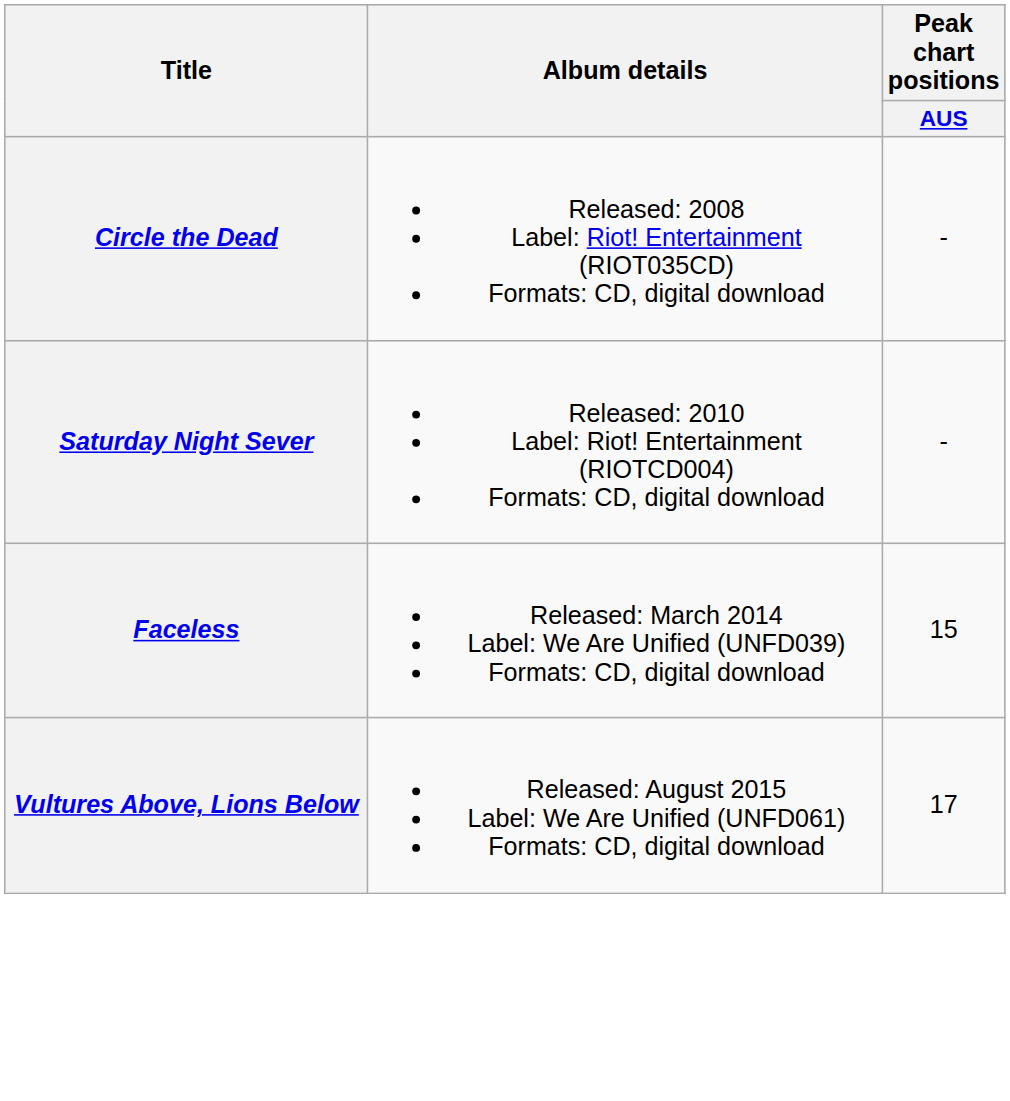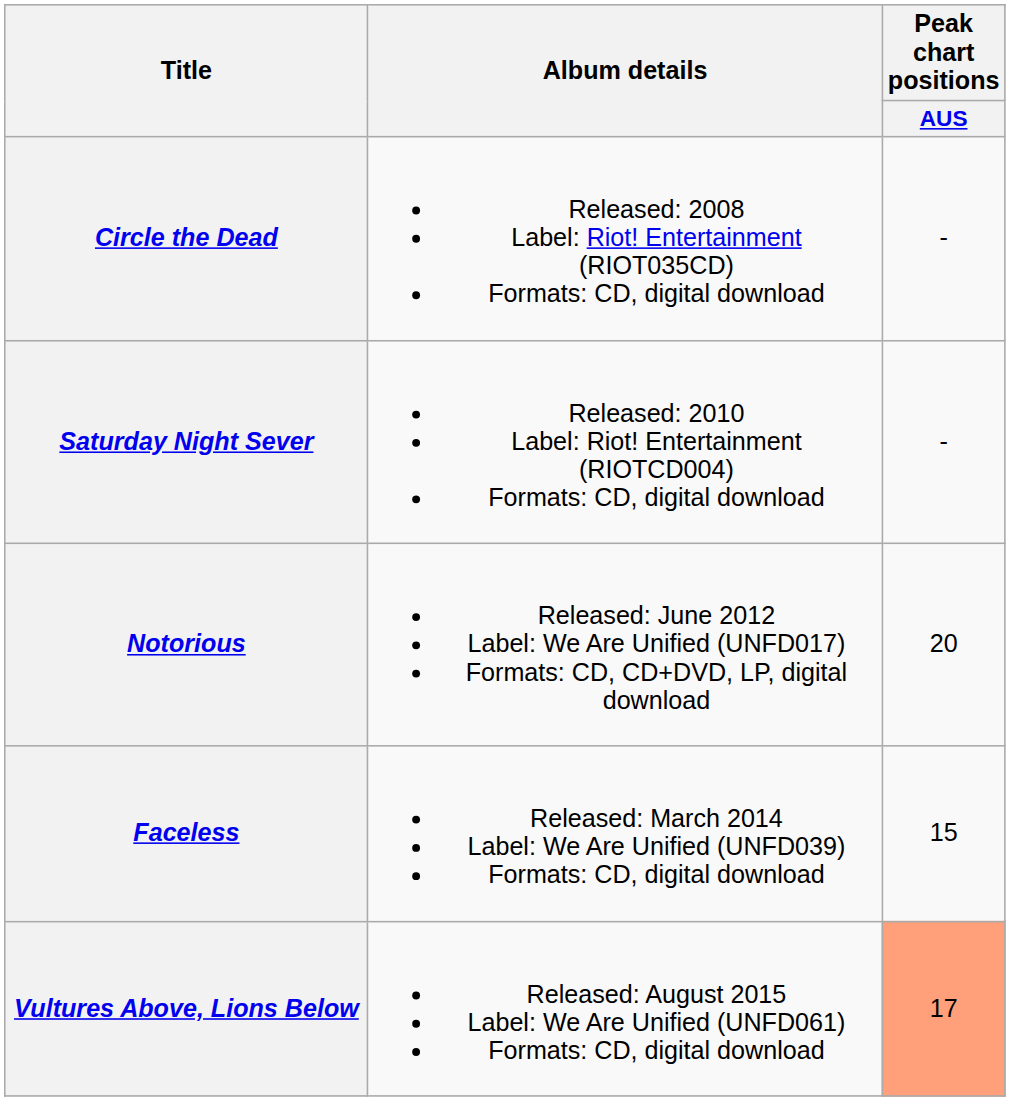+ row: (186, 644)
(944, 805) no background -> (944, 1008) lightsalmon background
